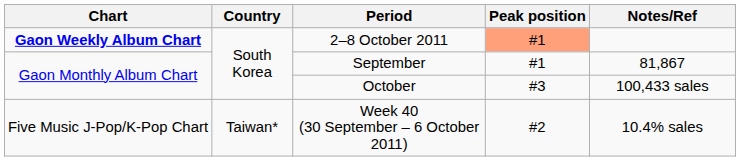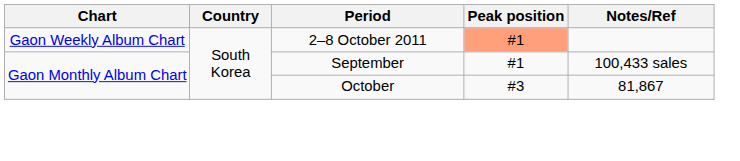(108, 39) bold -> (97, 39) normal
(662, 63) 81,867 -> (641, 63) 100,433 sales
(662, 87) 100,433 sales -> (641, 87) 81,867
- row: (389, 127)
